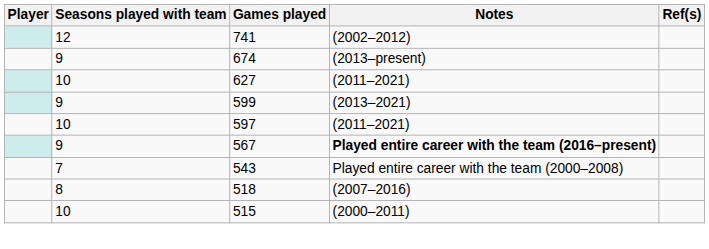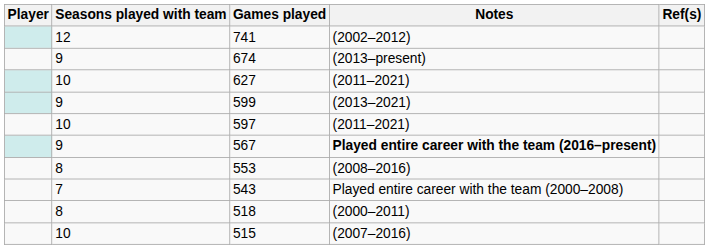+ row: (244, 168)
(372, 189) (2007–2016) -> (371, 211) (2000–2011)
(371, 211) (2000–2011) -> (372, 233) (2007–2016)
